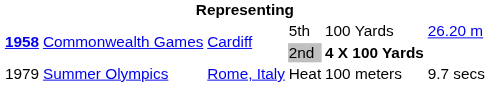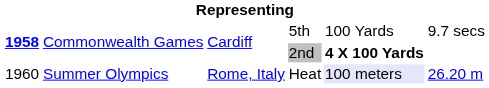(455, 31) 26.20 m -> (456, 31) 9.7 secs
(22, 73) 1979 -> (22, 73) 1960
(363, 73) no background -> (363, 73) lavender background
(456, 73) 9.7 secs -> (455, 73) 26.20 m
